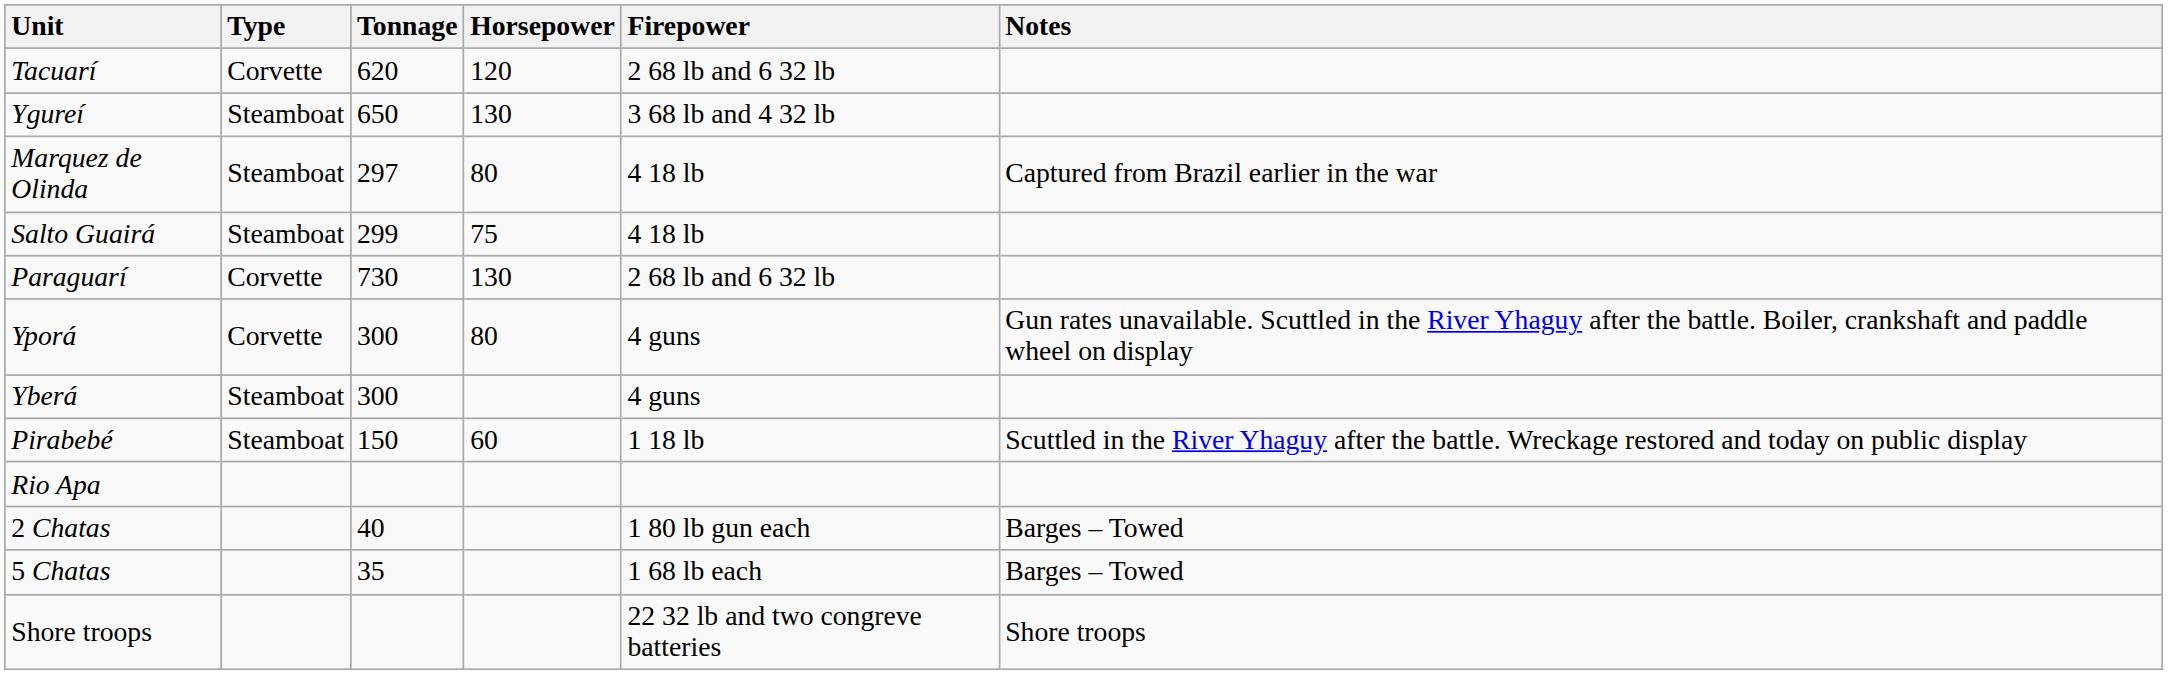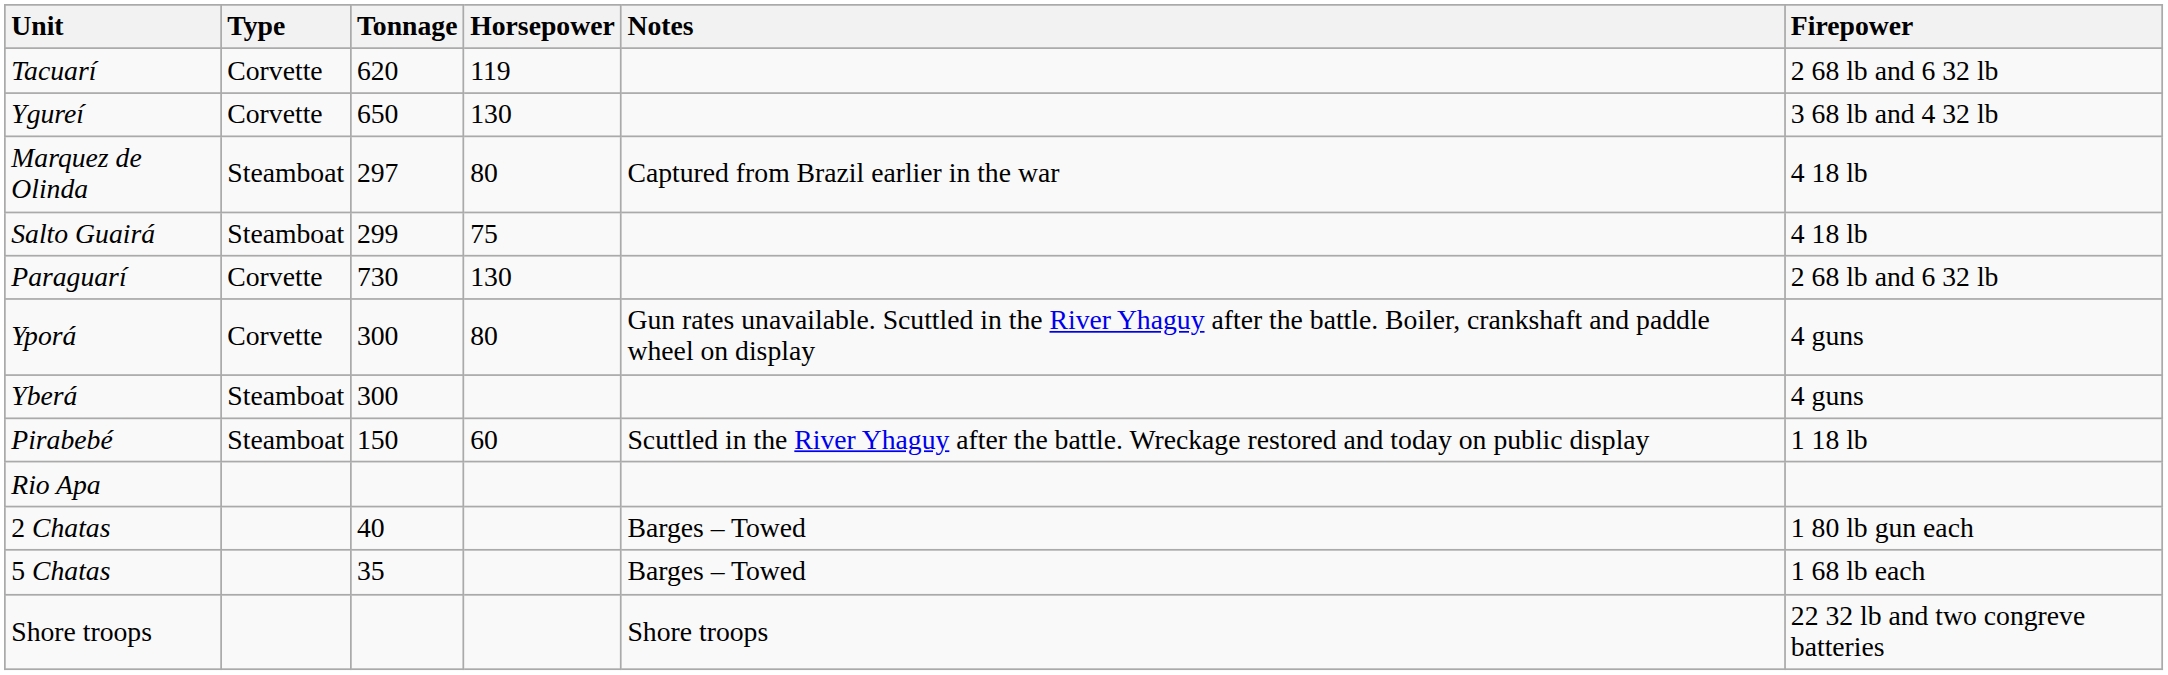columns swapped: (689, 26) <-> (1038, 26)
(491, 70) 120 -> (490, 70) 119
(286, 114) Steamboat -> (275, 114) Corvette
